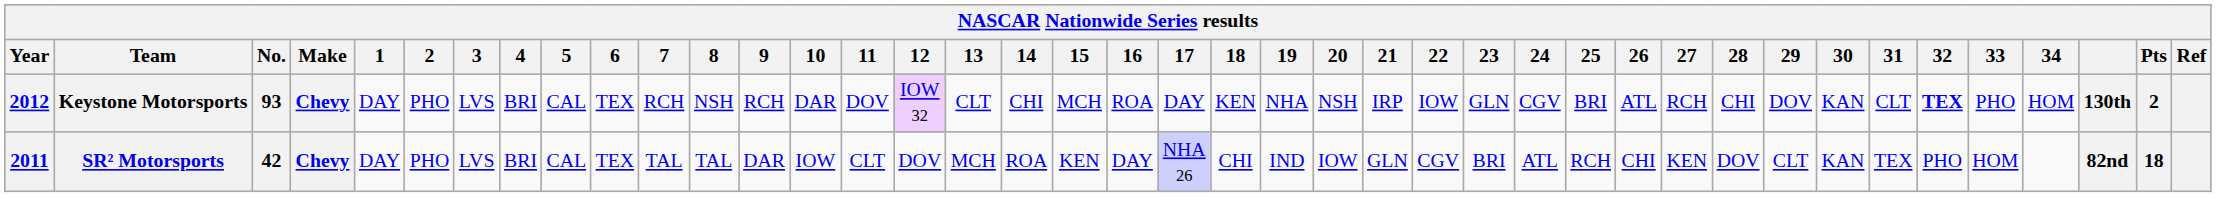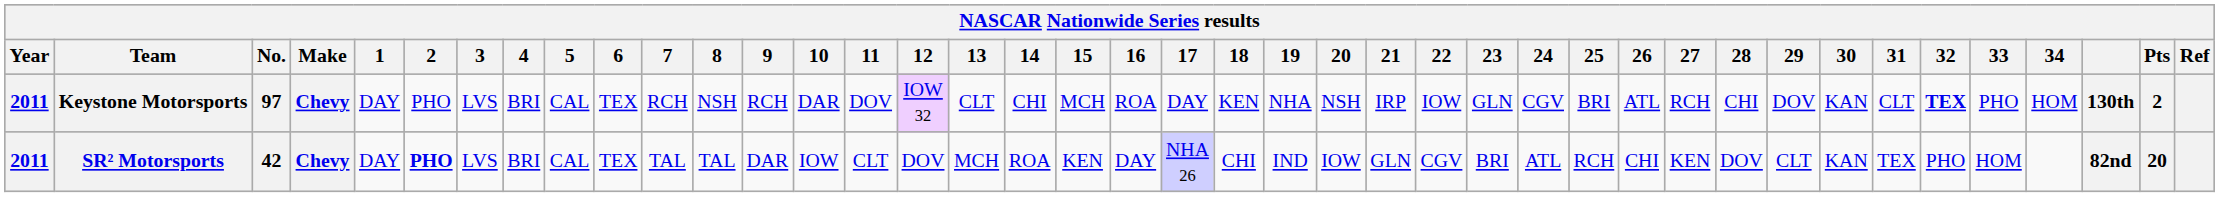(29, 102) 2012 -> (29, 102) 2011
(271, 102) 93 -> (271, 102) 97
(429, 161) normal -> (431, 161) bold
(2154, 161) 18 -> (2157, 161) 20
